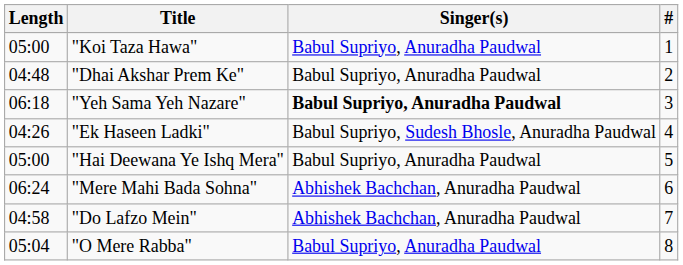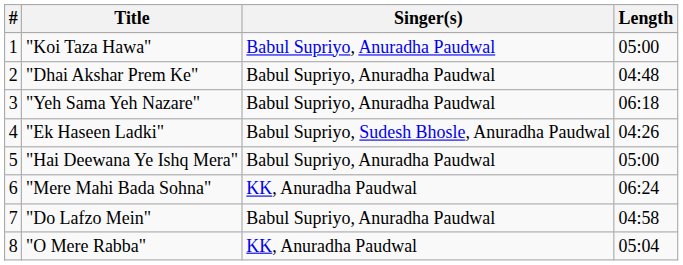columns swapped: (669, 18) <-> (36, 18)
(427, 103) bold -> (371, 103) normal
(436, 189) Abhishek Bachchan, Anuradha Paudwal -> (332, 189) KK, Anuradha Paudwal
(436, 217) Abhishek Bachchan, Anuradha Paudwal -> (371, 217) Babul Supriyo, Anuradha Paudwal
(417, 246) Babul Supriyo, Anuradha Paudwal -> (332, 246) KK, Anuradha Paudwal
